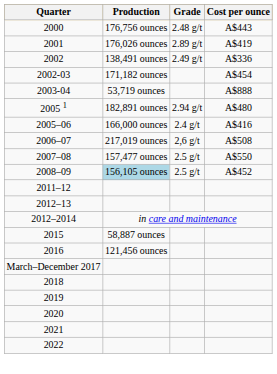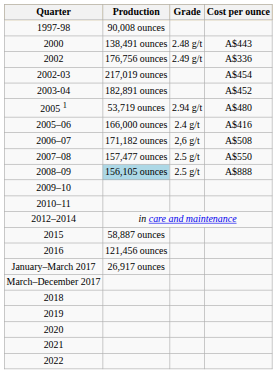+ row: (54, 28)
(136, 28) 176,756 ounces -> (136, 43) 138,491 ounces
- row: (54, 43)
(136, 59) 138,491 ounces -> (136, 59) 176,756 ounces
(136, 75) 171,182 ounces -> (136, 75) 217,019 ounces
(136, 91) 53,719 ounces -> (136, 91) 182,891 ounces
(238, 91) A$888 -> (238, 91) A$452
(136, 108) 182,891 ounces -> (136, 108) 53,719 ounces
(136, 140) 217,019 ounces -> (136, 140) 171,182 ounces
(238, 172) A$452 -> (238, 172) A$888
+ row: (54, 188)
+ row: (54, 203)
- row: (54, 188)
- row: (54, 203)
+ row: (54, 266)
